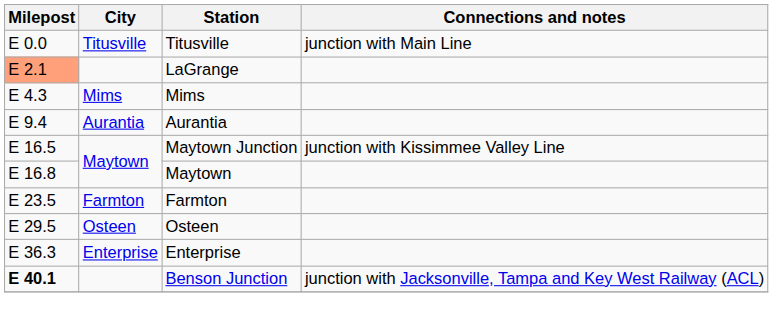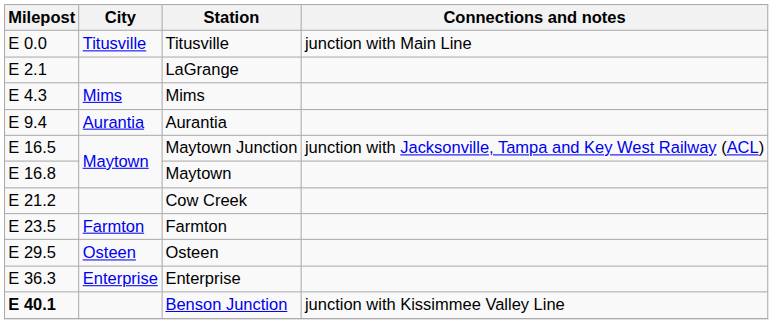(28, 69) lightsalmon background -> (28, 69) no background
(435, 148) junction with Kissimmee Valley Line -> (535, 148) junction with Jacksonville, Tampa and Key West Railway (ACL)
+ row: (206, 200)
(535, 278) junction with Jacksonville, Tampa and Key West Railway (ACL) -> (435, 305) junction with Kissimmee Valley Line
